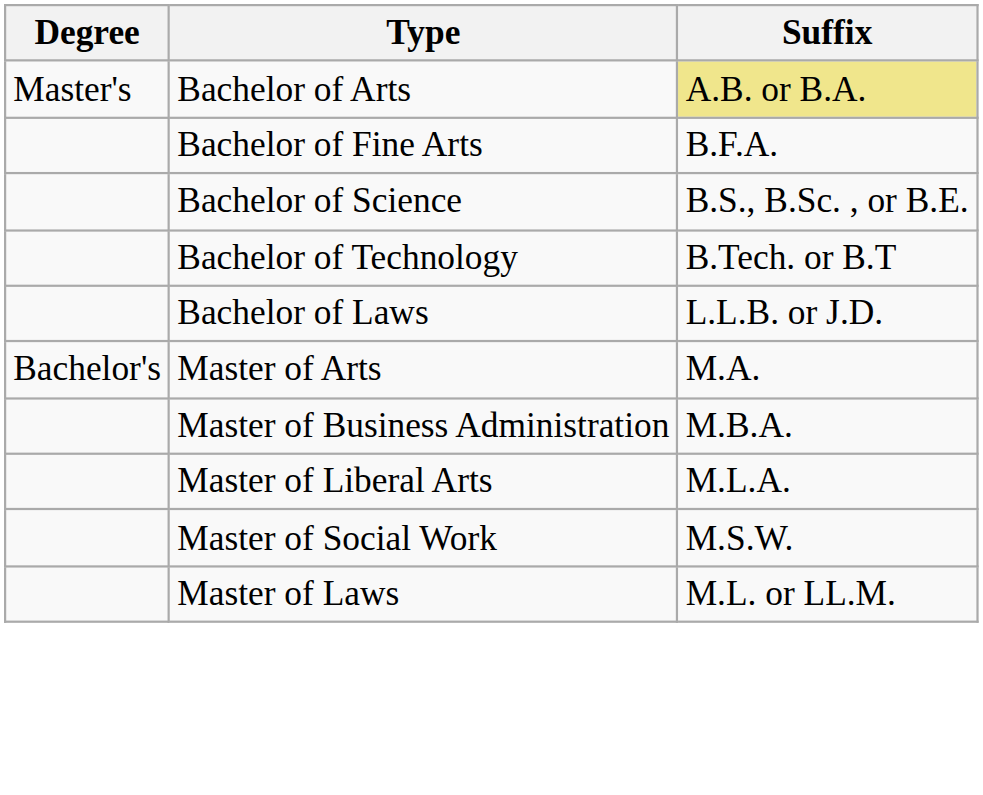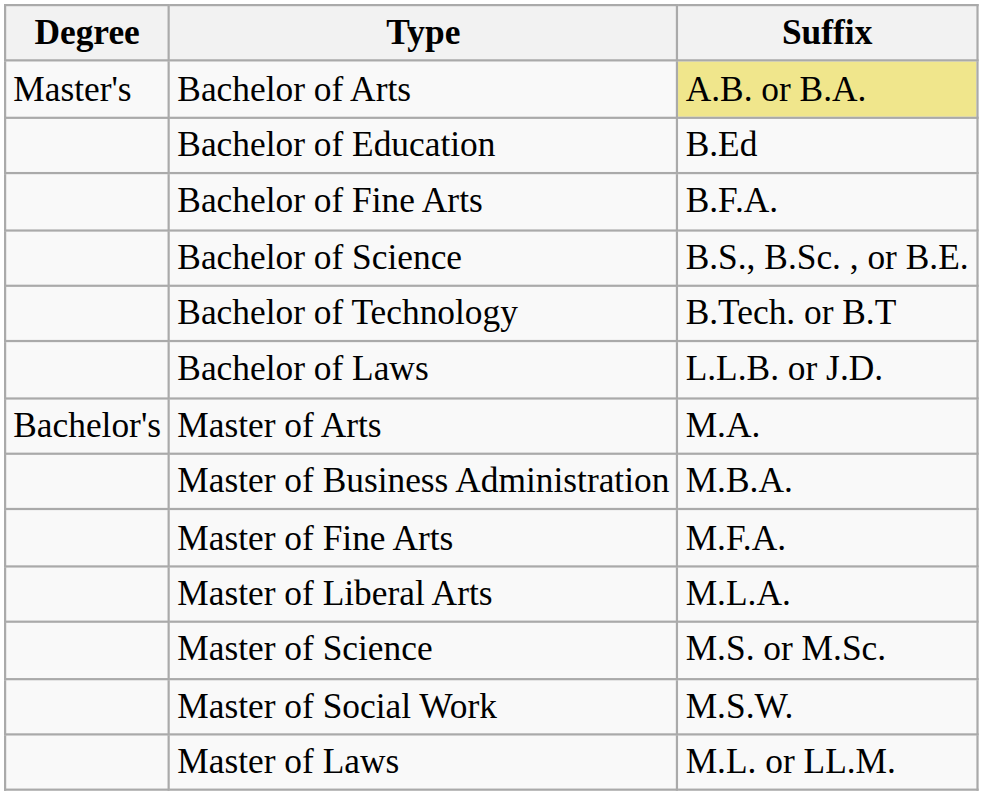+ row: (336, 144)
+ row: (315, 537)
+ row: (305, 649)
